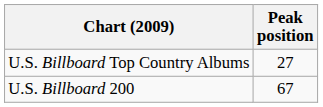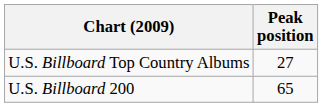(285, 89) 67 -> (285, 89) 65
